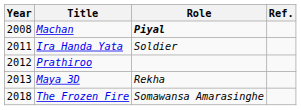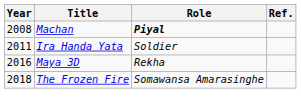- row: (64, 63)
(19, 80) 2013 -> (19, 63) 2016
